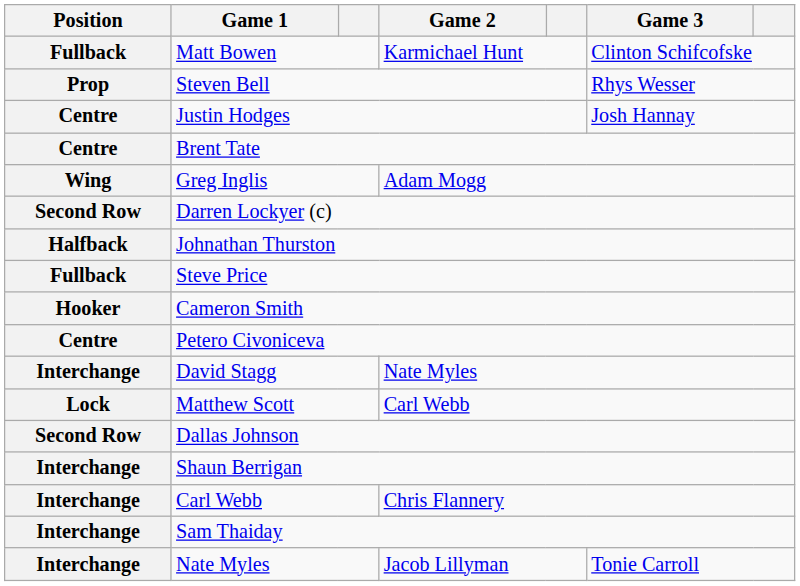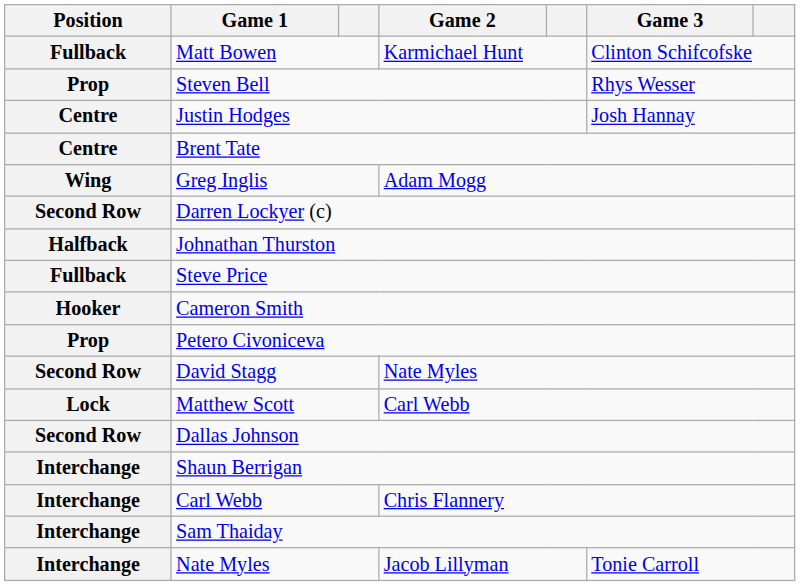(88, 340) Centre -> (88, 340) Prop
(88, 372) Interchange -> (88, 372) Second Row
